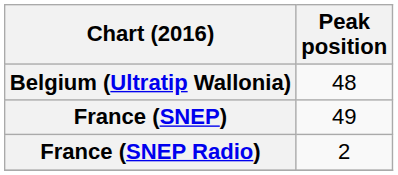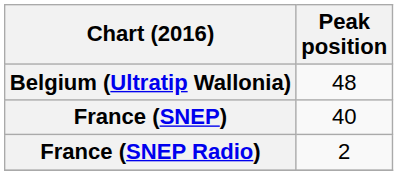(344, 116) 49 -> (344, 116) 40
